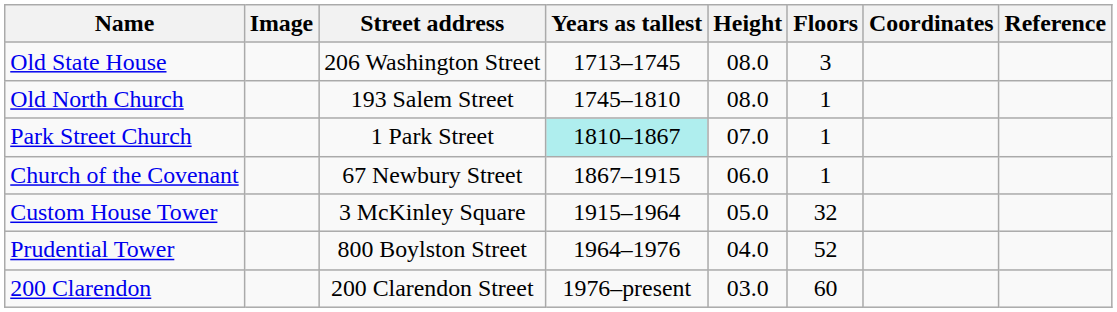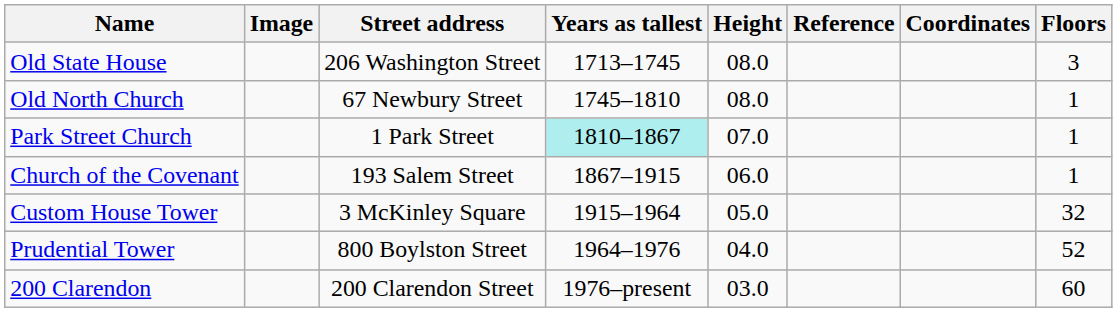columns swapped: (826, 23) <-> (1055, 23)
(432, 99) 193 Salem Street -> (432, 99) 67 Newbury Street
(432, 174) 67 Newbury Street -> (432, 174) 193 Salem Street
